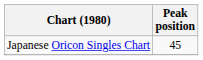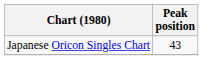(175, 45) 45 -> (175, 45) 43
